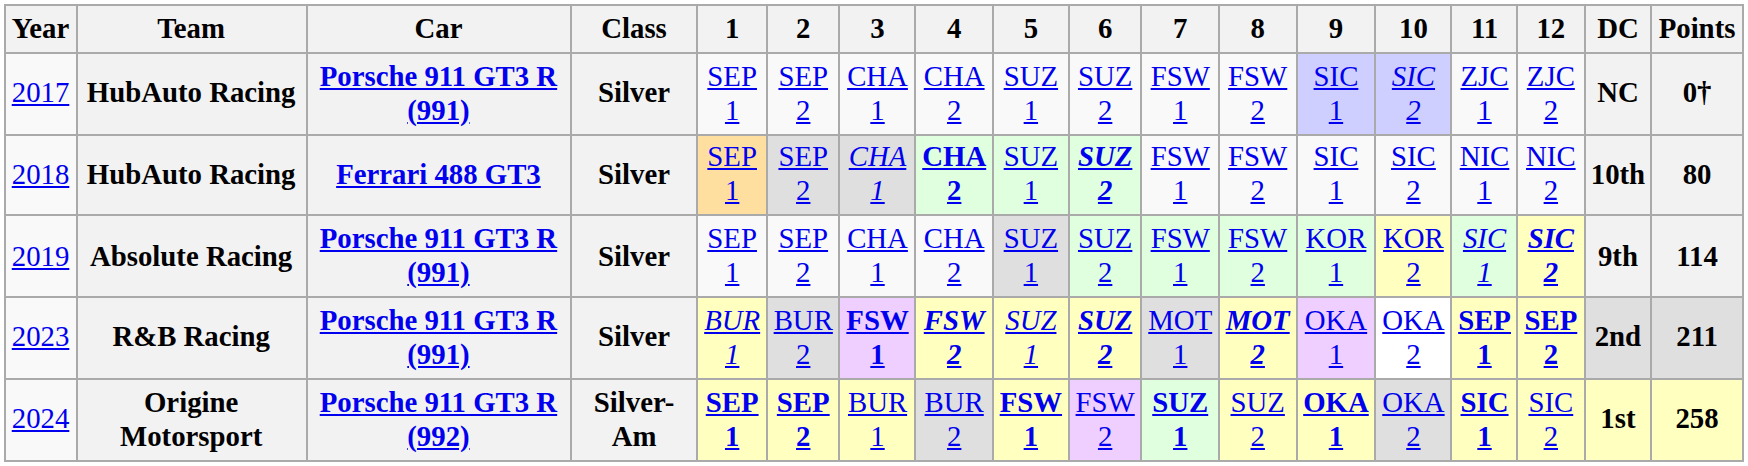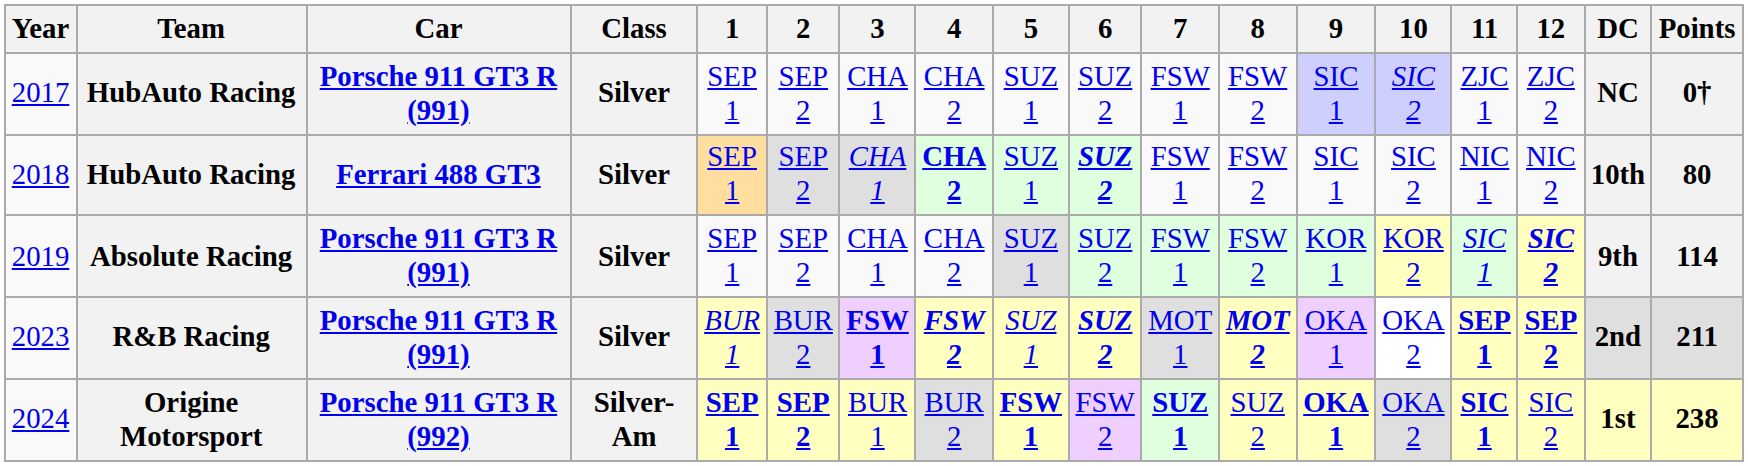(1697, 419) 258 -> (1697, 419) 238
